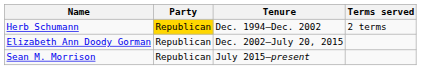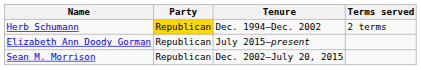(279, 42) Dec. 2002–July 20, 2015 -> (263, 42) July 2015–present
(263, 57) July 2015–present -> (279, 57) Dec. 2002–July 20, 2015
